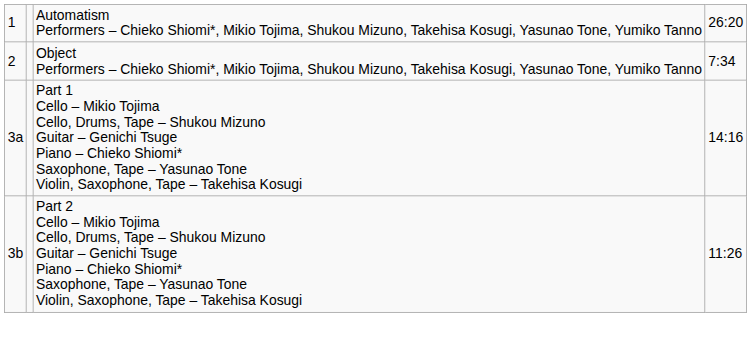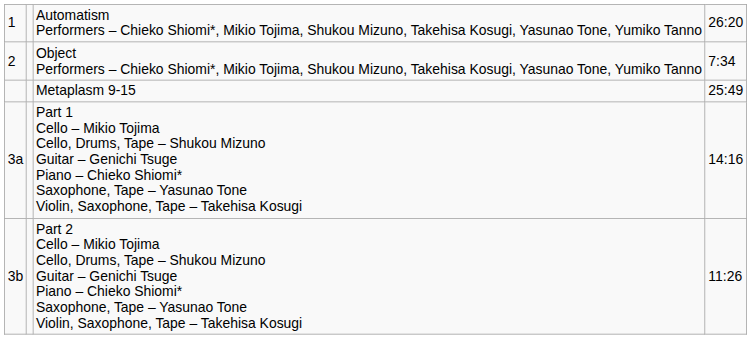+ row: (86, 91)
